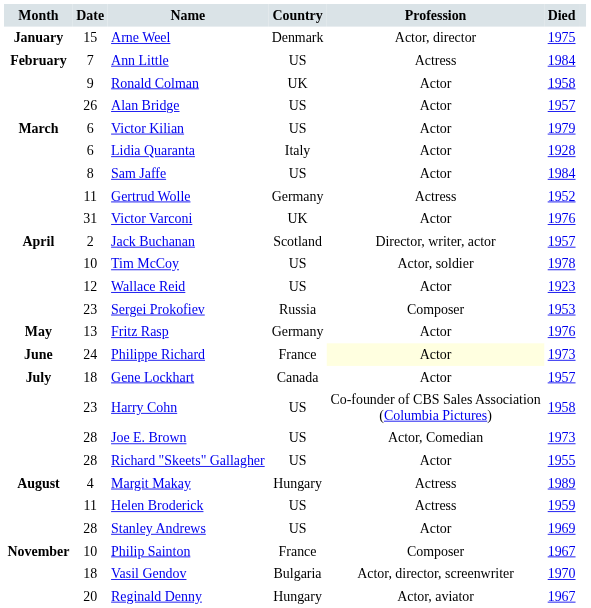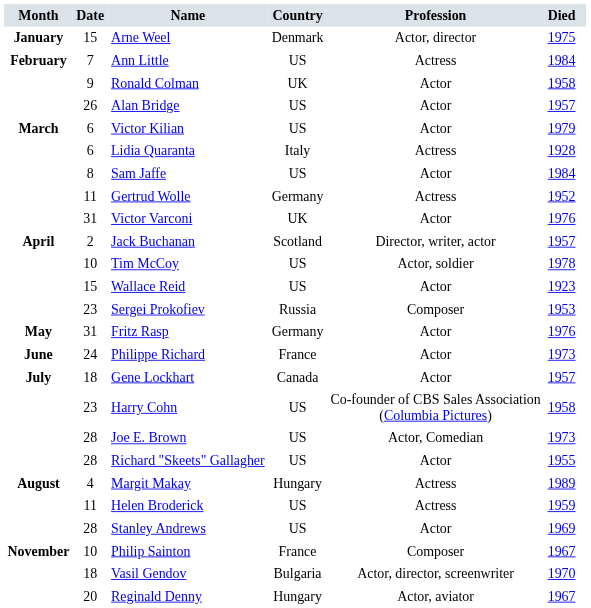(436, 151) Actor -> (436, 151) Actress
(90, 286) 12 -> (90, 286) 15
(90, 332) 13 -> (90, 332) 31
(436, 354) lightyellow background -> (436, 354) no background
